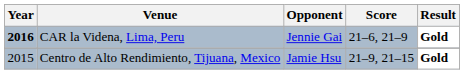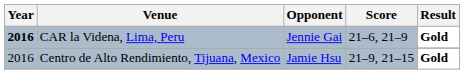(21, 58) 2015 -> (21, 58) 2016
